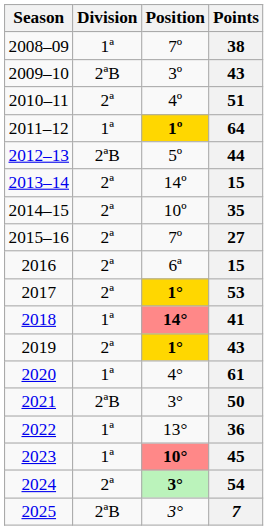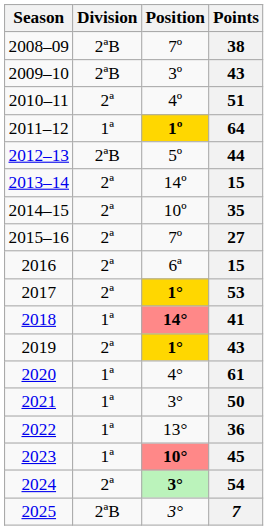(107, 45) 1ª -> (107, 45) 2ªB
(107, 401) 2ªB -> (107, 401) 1ª
